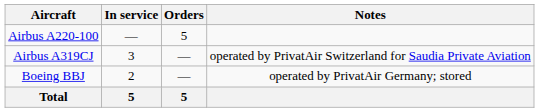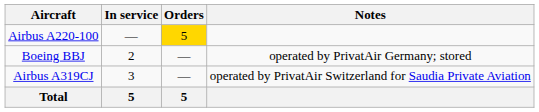(184, 35) no background -> (184, 35) gold background
rows swapped: (53, 55) <-> (53, 76)
